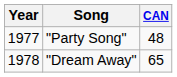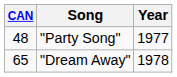columns swapped: (24, 15) <-> (156, 16)
